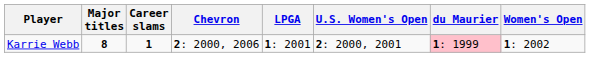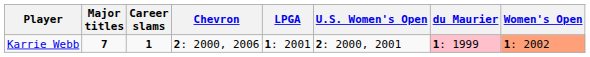(104, 44) 8 -> (104, 44) 7
(527, 44) no background -> (527, 44) lightsalmon background
